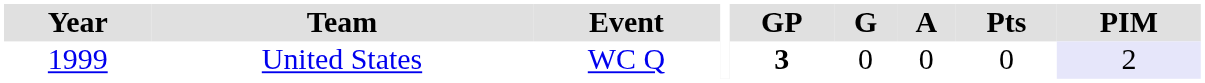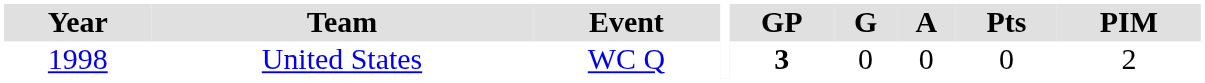(78, 59) 1999 -> (78, 59) 1998
(1129, 59) lavender background -> (1129, 59) no background
